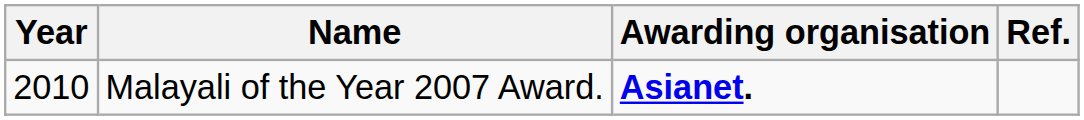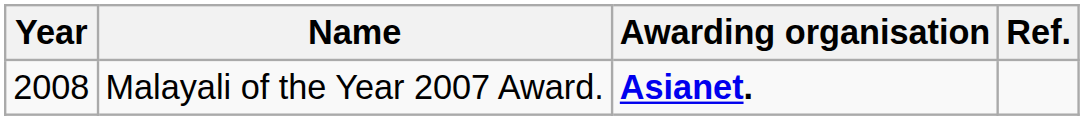(51, 87) 2010 -> (51, 87) 2008
